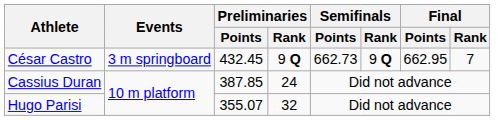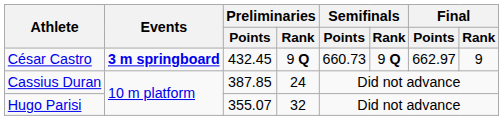(159, 60) normal -> (164, 60) bold
(336, 60) 662.73 -> (344, 60) 660.73
(425, 60) 662.95 -> (434, 60) 662.97
(470, 60) 7 -> (479, 60) 9
